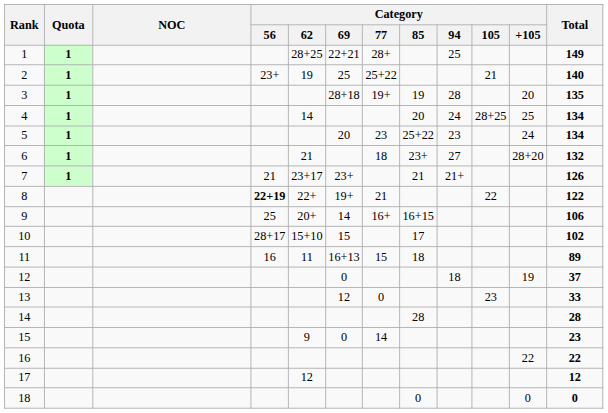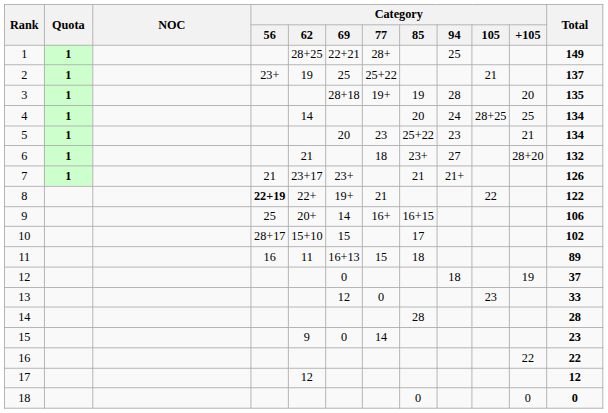(575, 75) 140 -> (575, 75) 137
(528, 136) 24 -> (528, 136) 21
